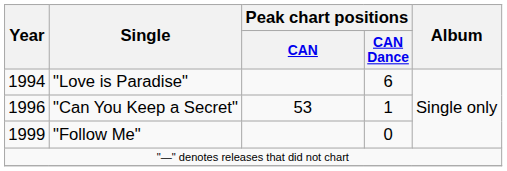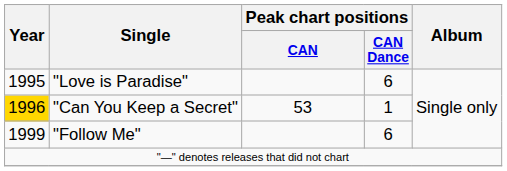(27, 81) 1994 -> (27, 81) 1995
(27, 108) no background -> (27, 108) gold background
(388, 134) 0 -> (388, 134) 6
